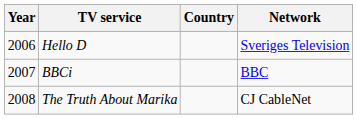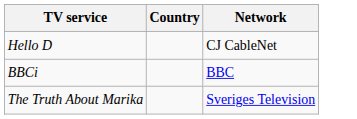- column: (22, 18)
(295, 45) Sveriges Television -> (242, 45) CJ CableNet
(276, 100) CJ CableNet -> (261, 100) Sveriges Television
